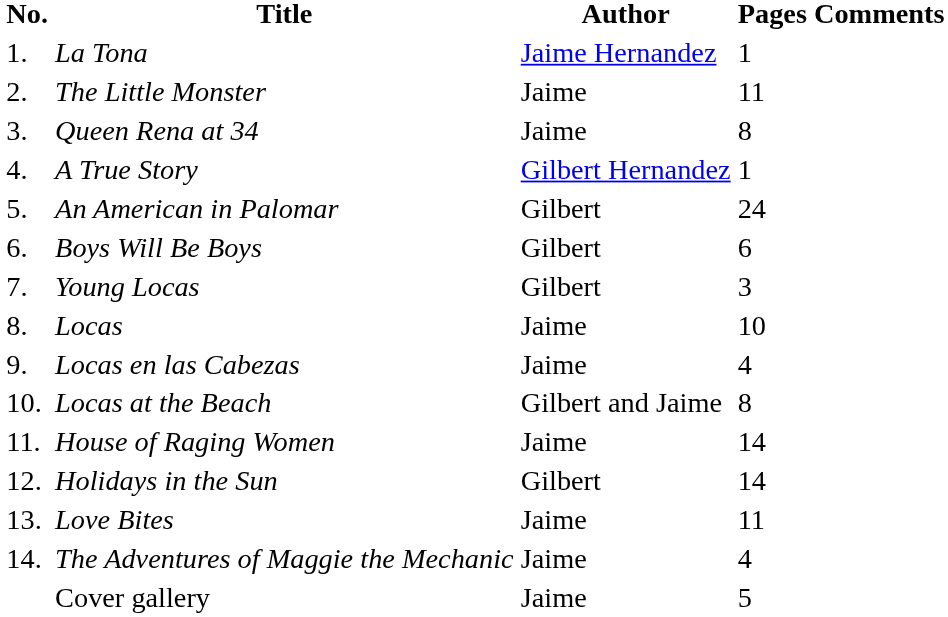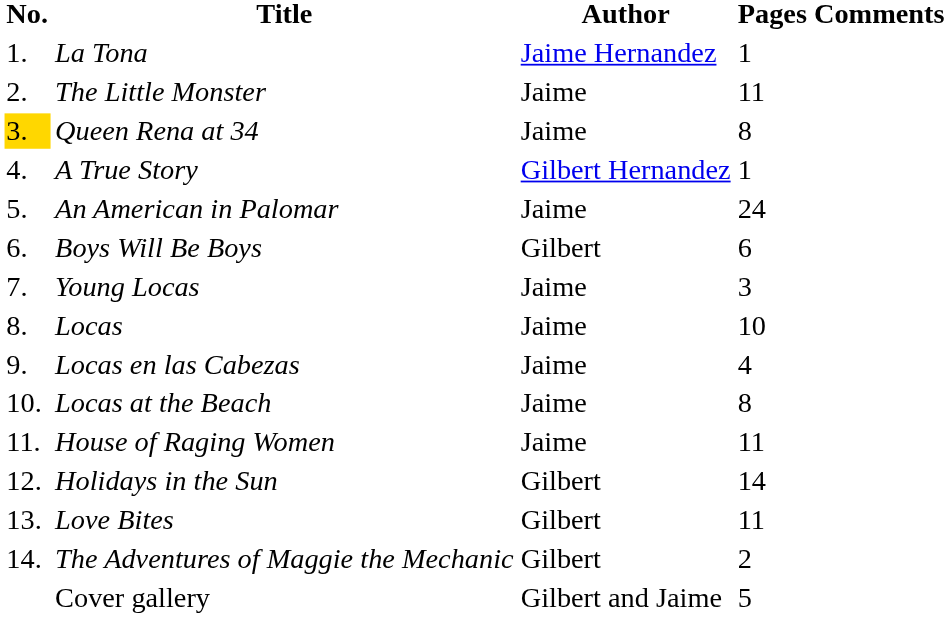(17, 130) no background -> (17, 130) gold background
(561, 208) Gilbert -> (554, 208) Jaime
(561, 286) Gilbert -> (554, 286) Jaime
(621, 403) Gilbert and Jaime -> (554, 403) Jaime
(752, 442) 14 -> (751, 442) 11
(554, 520) Jaime -> (561, 520) Gilbert
(554, 559) Jaime -> (561, 559) Gilbert
(745, 559) 4 -> (745, 559) 2
(554, 597) Jaime -> (621, 597) Gilbert and Jaime
